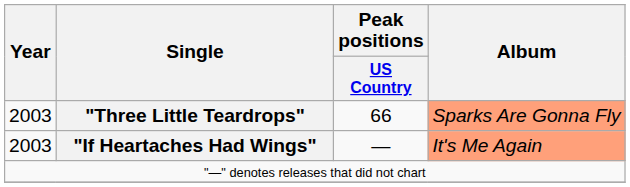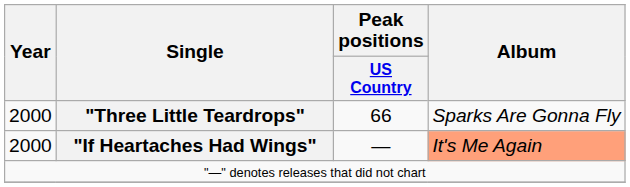(30, 115) 2003 -> (30, 115) 2000
(527, 115) lightsalmon background -> (527, 115) no background
(30, 145) 2003 -> (30, 145) 2000
